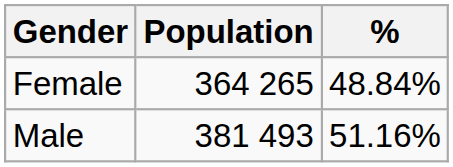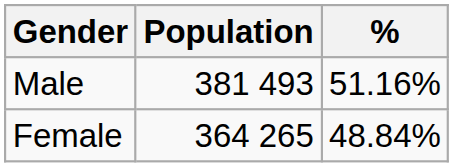rows swapped: (68, 84) <-> (48, 136)
